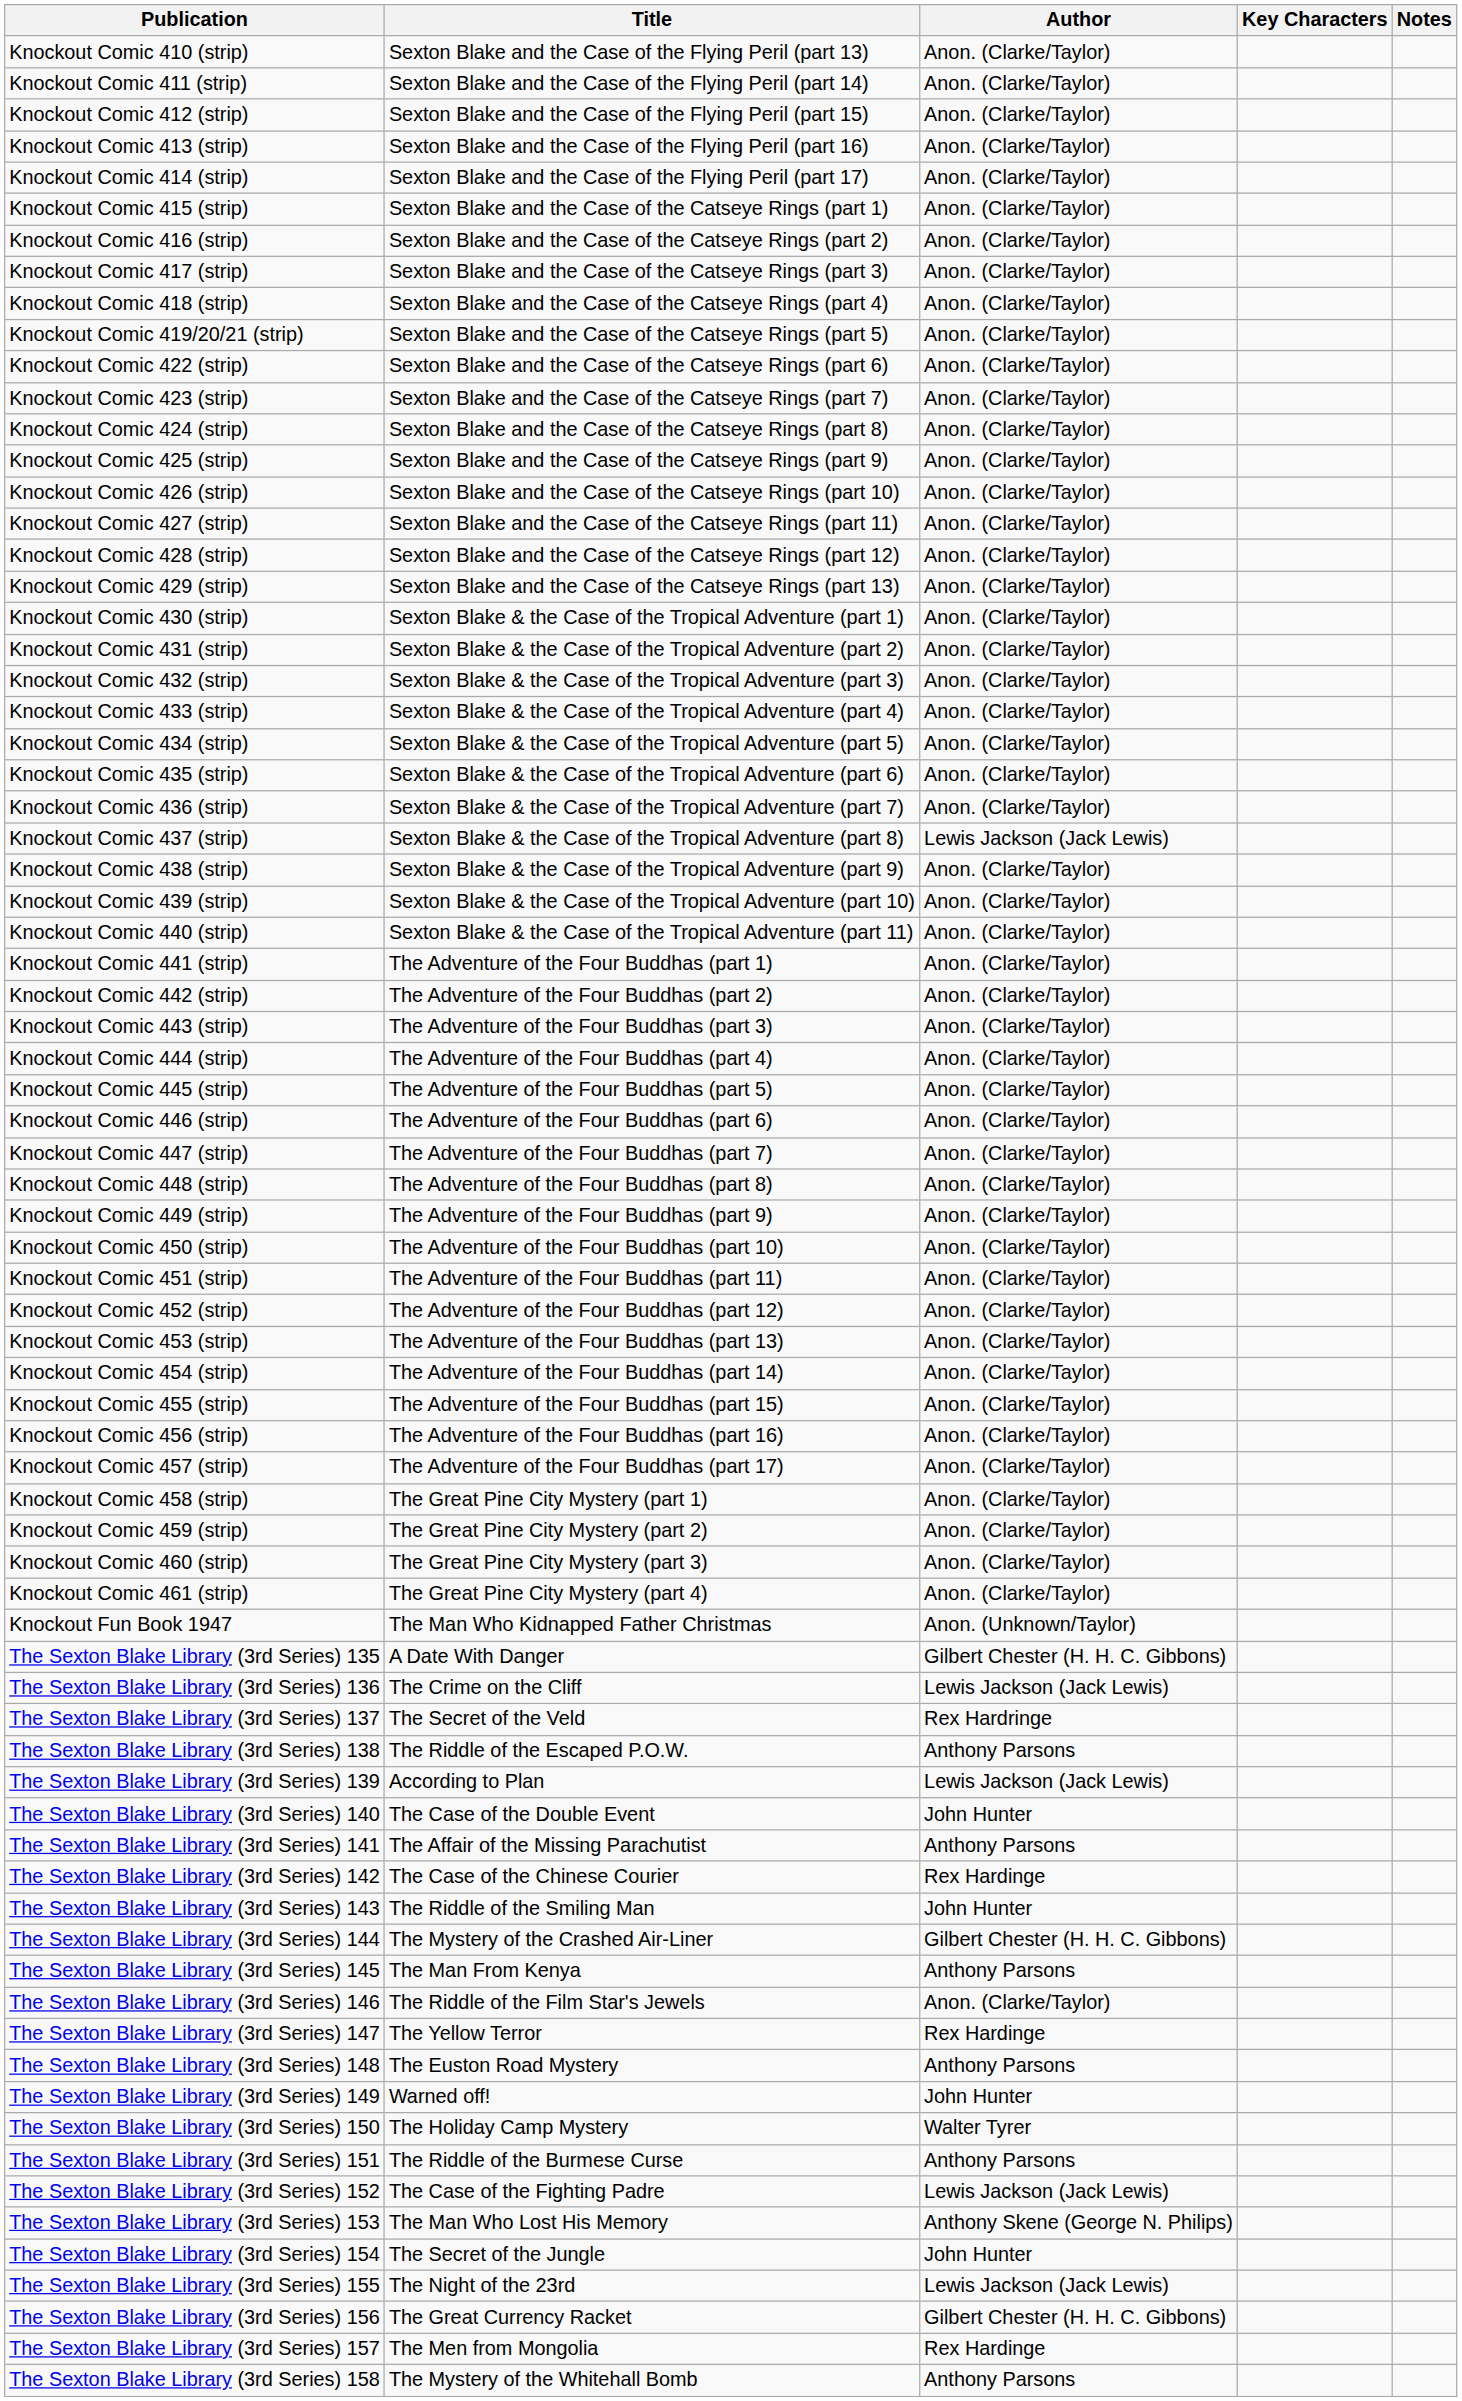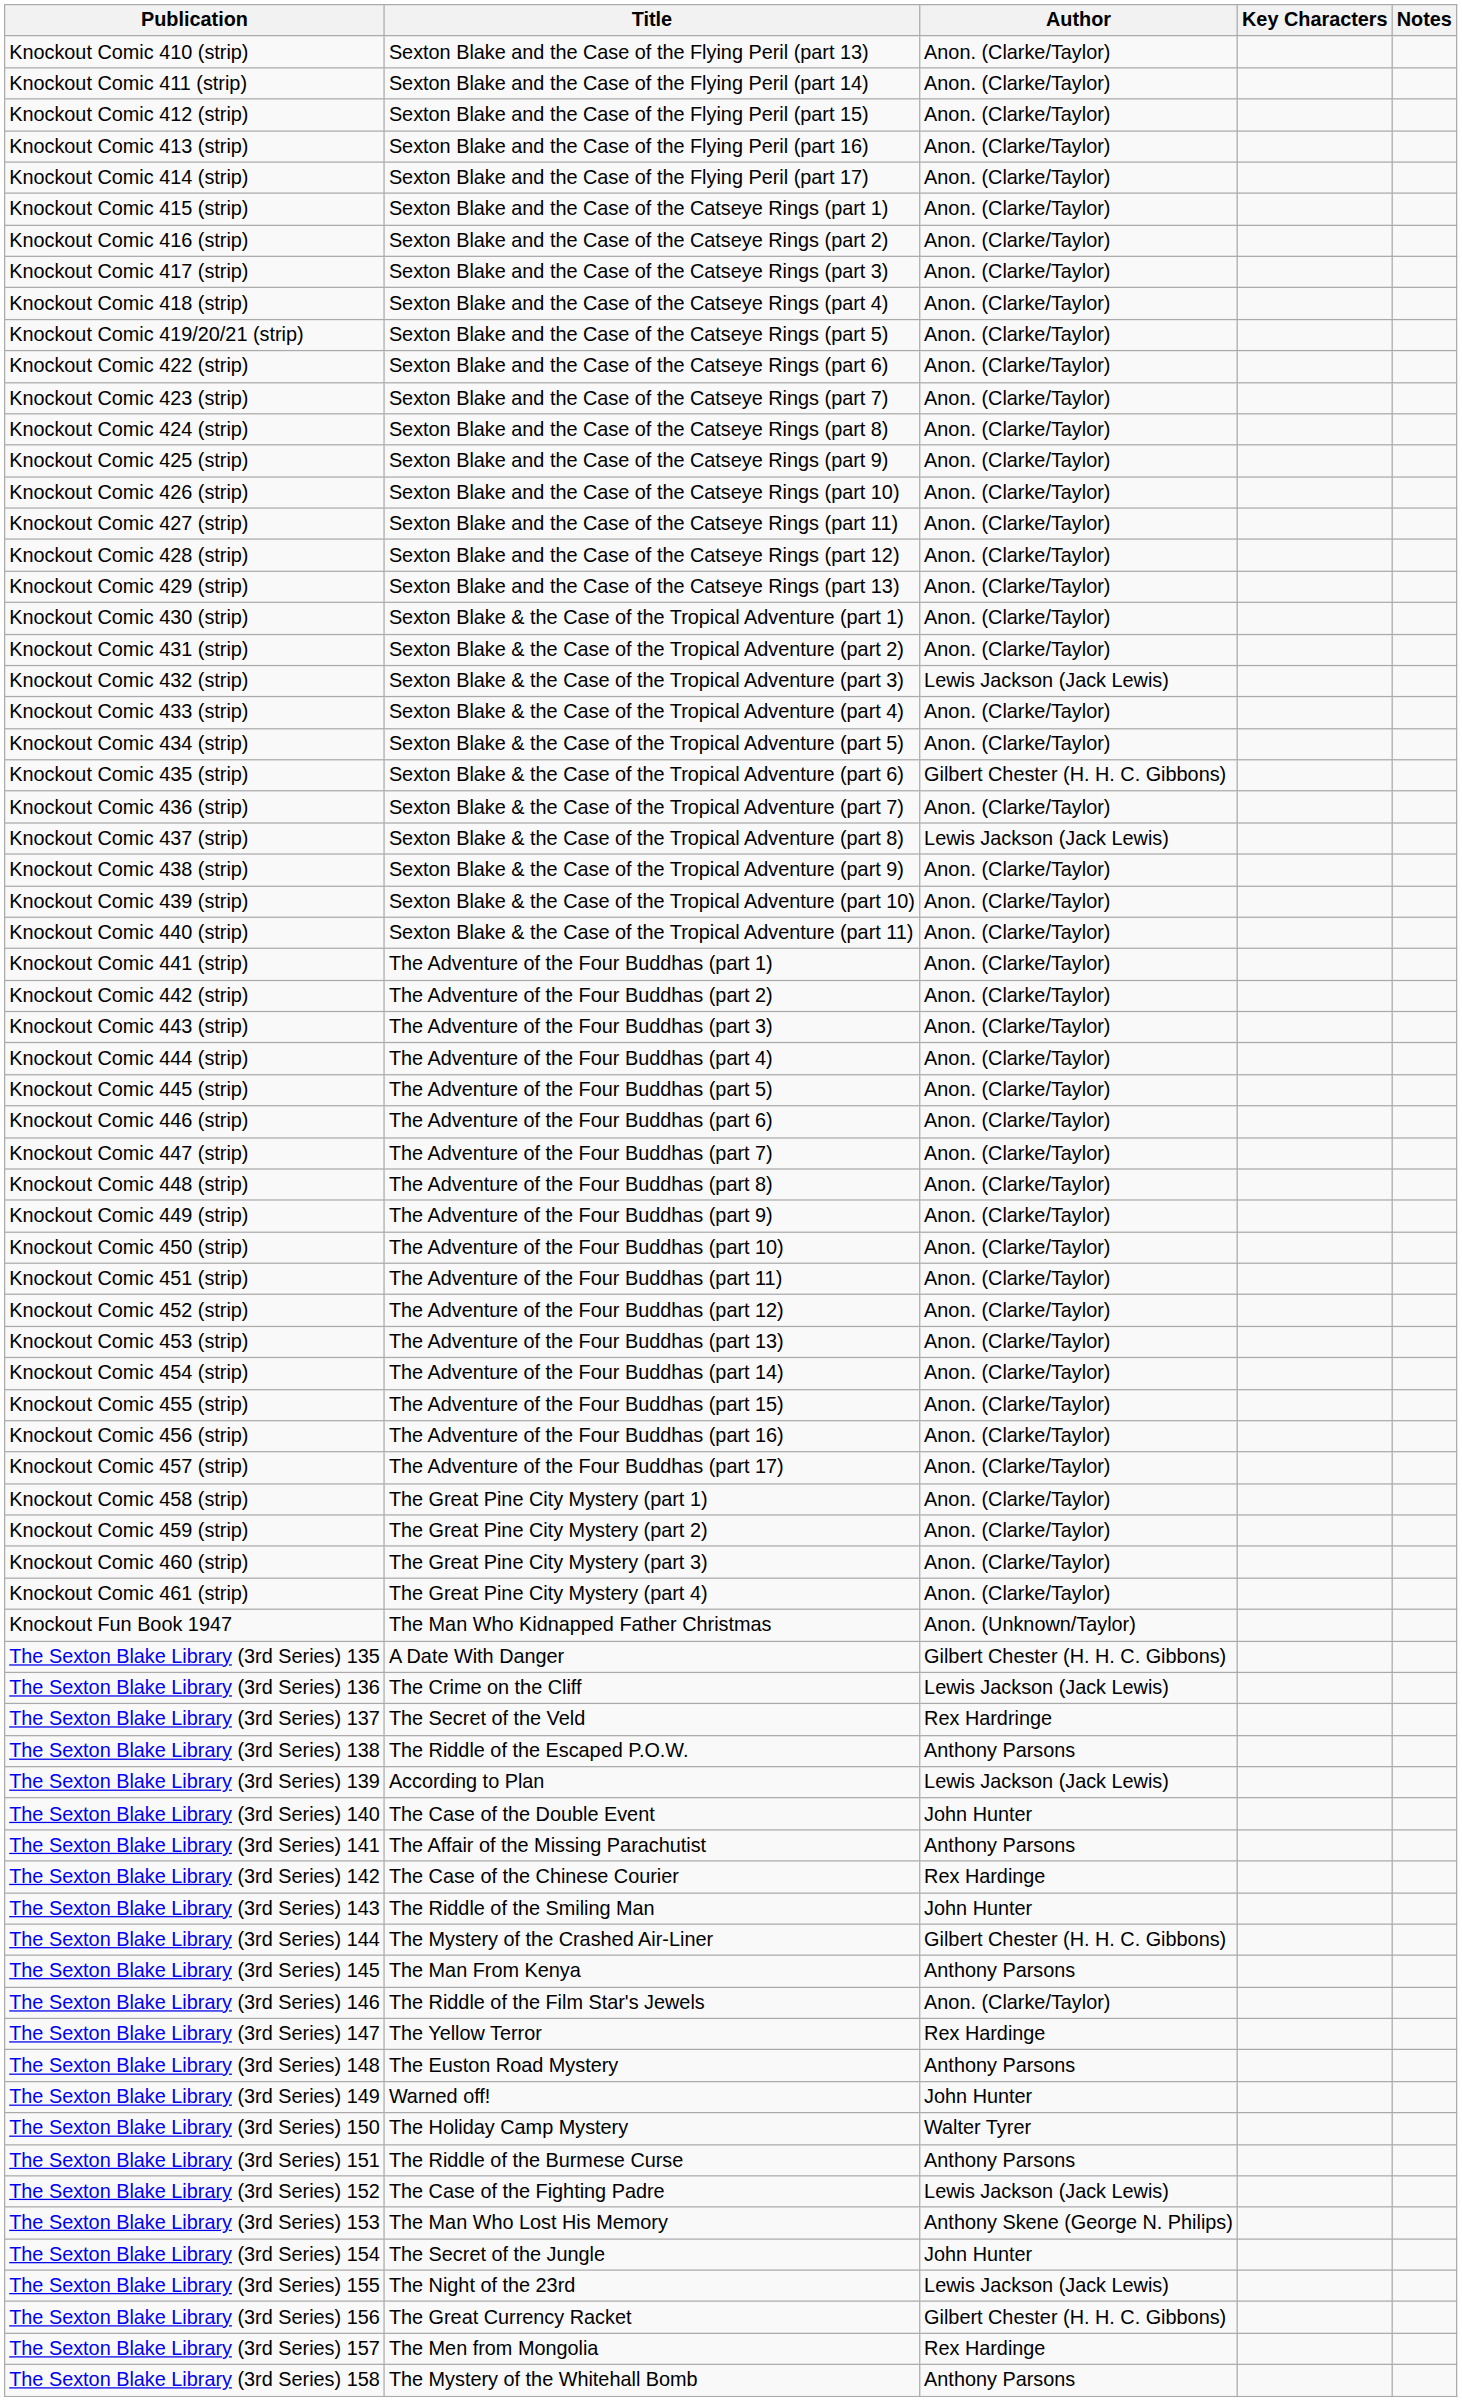(1017, 680) Anon. (Clarke/Taylor) -> (1046, 680) Lewis Jackson (Jack Lewis)
(1017, 775) Anon. (Clarke/Taylor) -> (1075, 775) Gilbert Chester (H. H. C. Gibbons)
